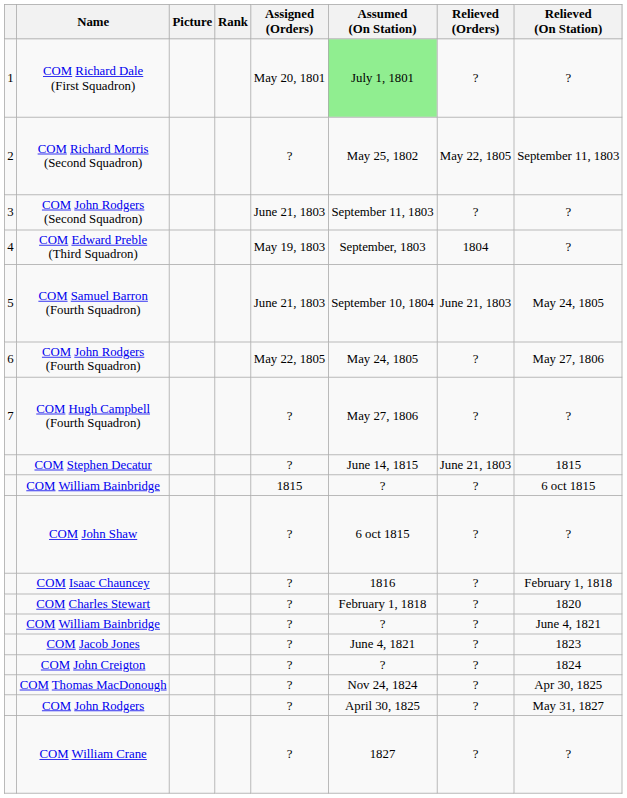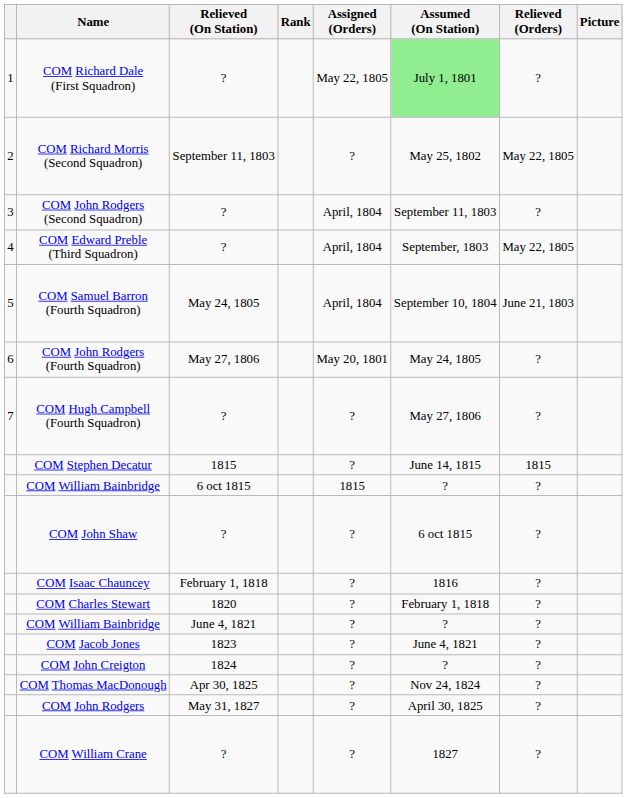columns swapped: (192, 21) <-> (568, 21)
(290, 78) May 20, 1801 -> (352, 78) May 22, 1805
(290, 212) June 21, 1803 -> (352, 212) April, 1804
(290, 247) May 19, 1803 -> (352, 247) April, 1804
(476, 247) 1804 -> (538, 247) May 22, 1805
(290, 303) June 21, 1803 -> (352, 303) April, 1804
(290, 359) May 22, 1805 -> (352, 359) May 20, 1801
(476, 465) June 21, 1803 -> (538, 465) 1815
